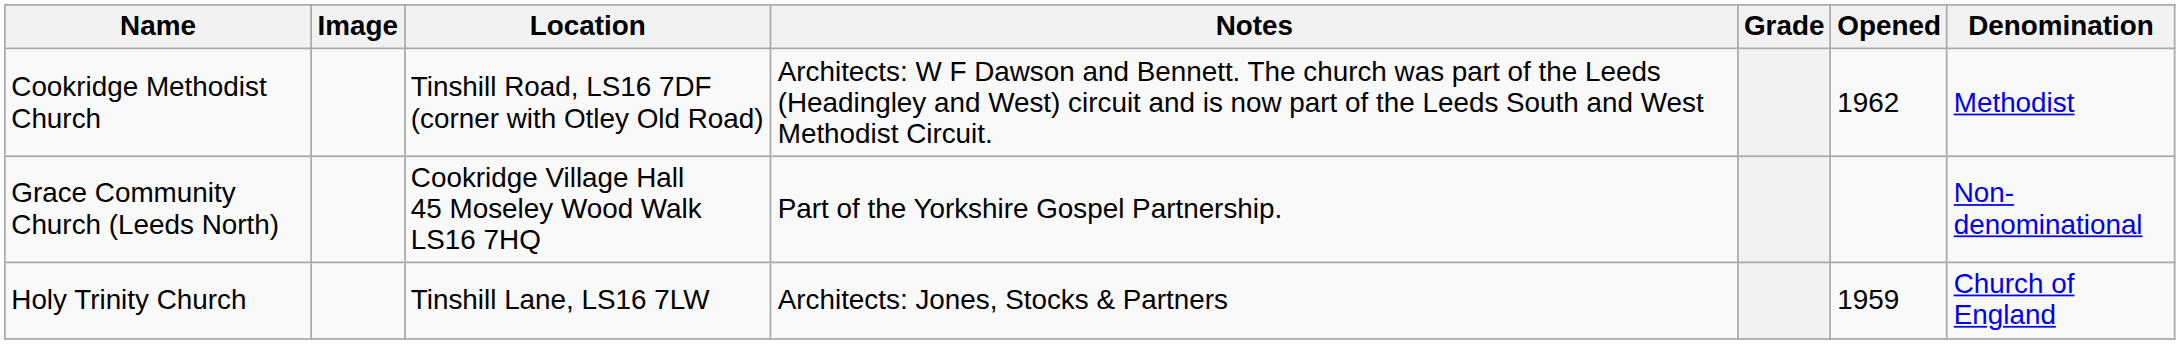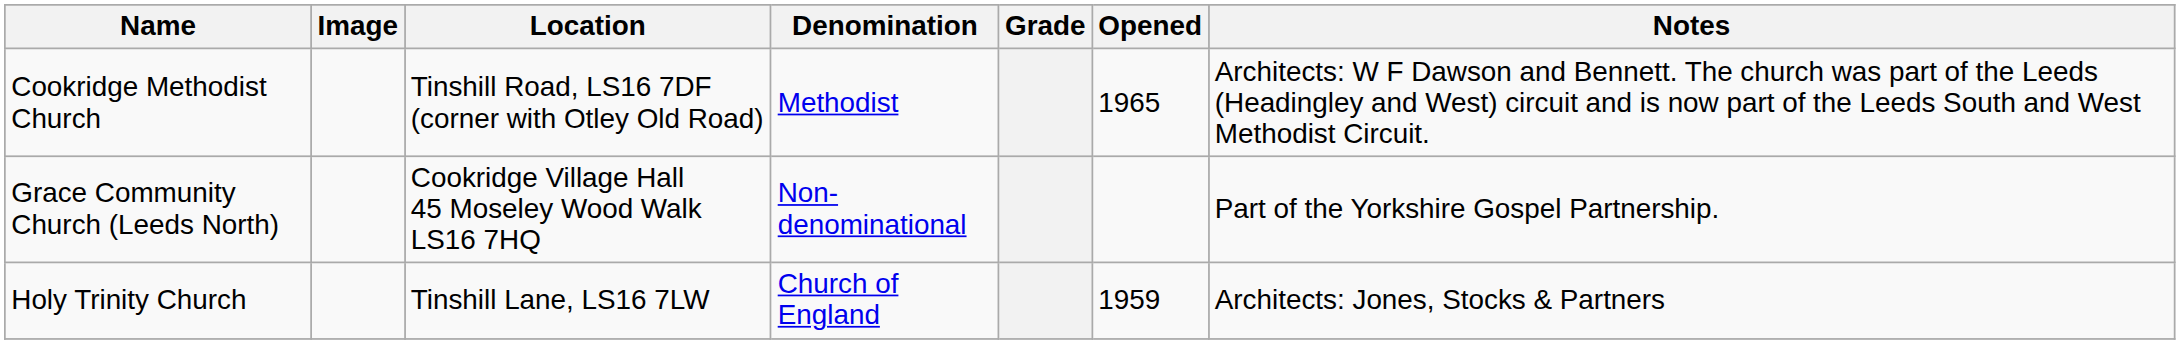columns swapped: (2061, 26) <-> (1254, 26)
(1868, 102) 1962 -> (1129, 102) 1965
